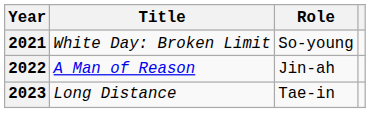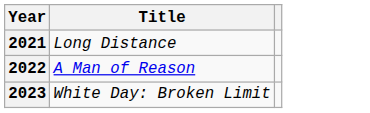- column: (316, 17)
(162, 43) White Day: Broken Limit -> (115, 43) Long Distance
(115, 94) Long Distance -> (162, 94) White Day: Broken Limit
